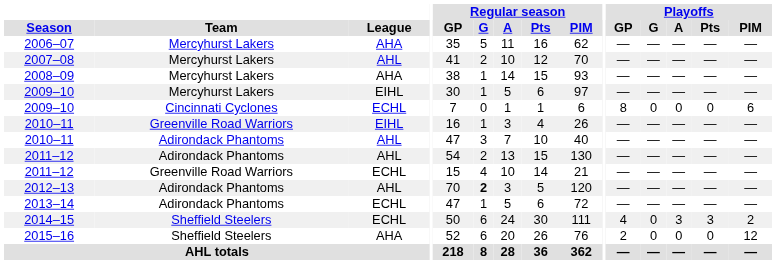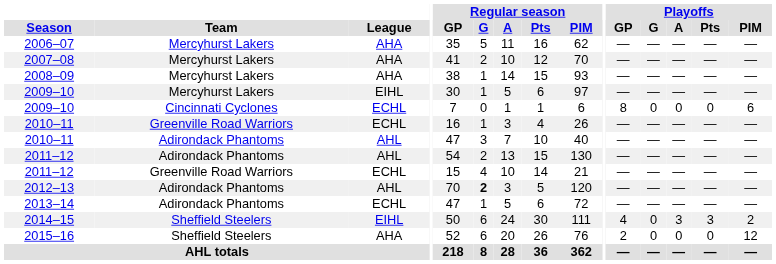(389, 60) AHL -> (389, 60) AHA
(389, 124) EIHL -> (389, 124) ECHL
(389, 220) ECHL -> (389, 220) EIHL
